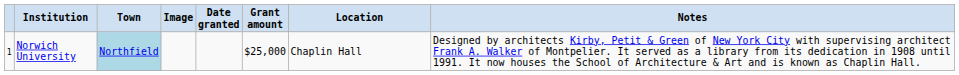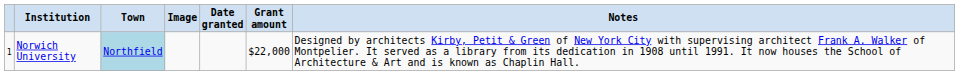- column: (360, 18)
(265, 51) $25,000 -> (269, 51) $22,000
